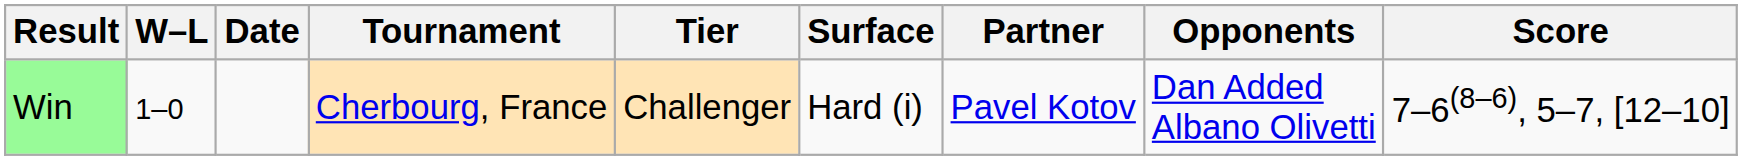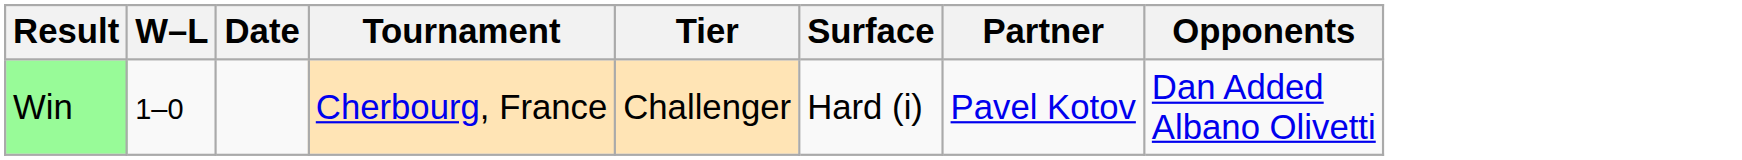- column: (1561, 32)
